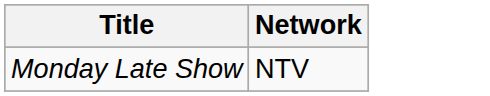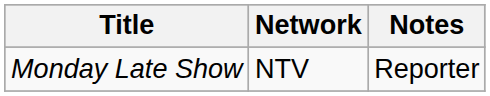+ column: (427, 25)
